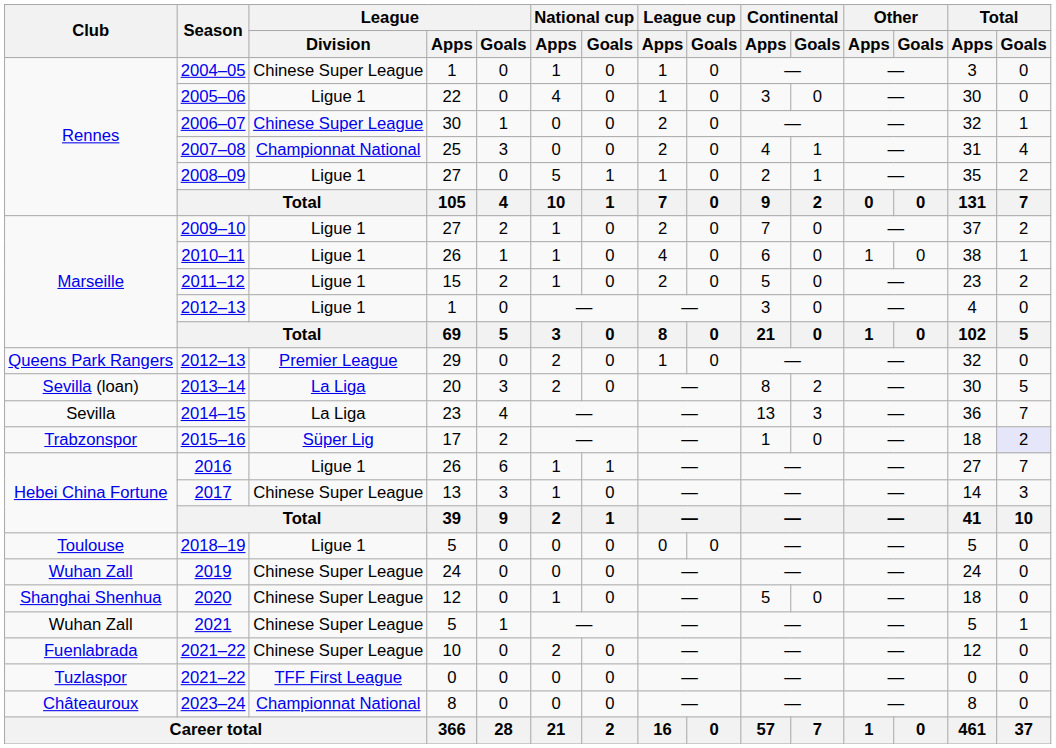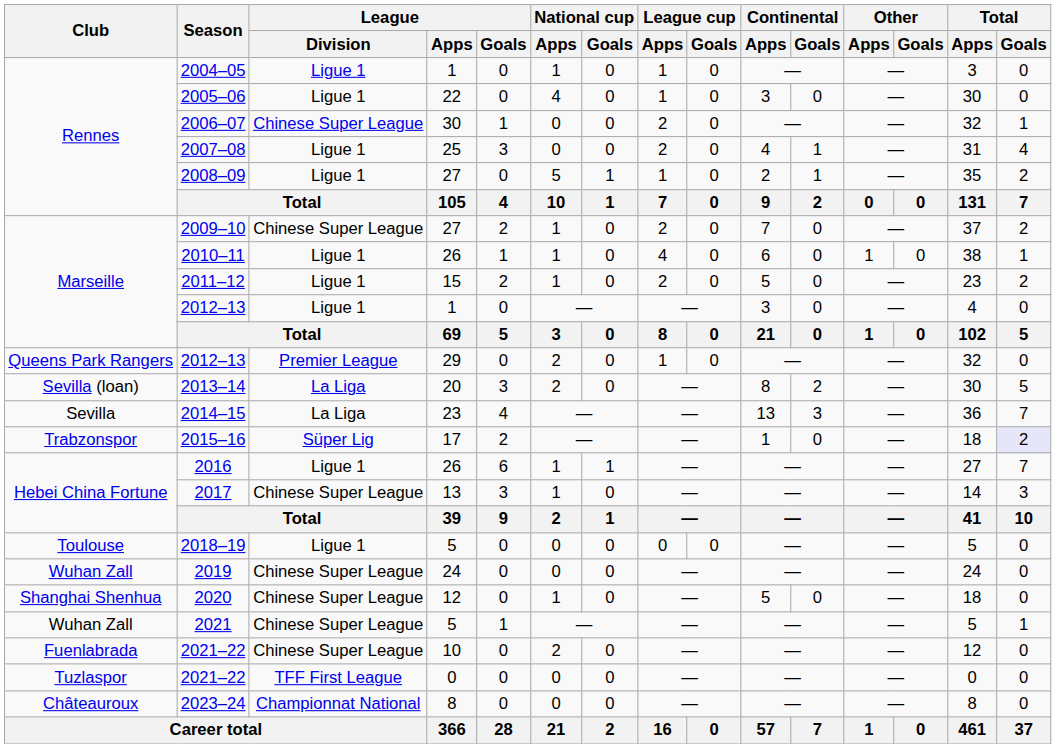(338, 70) Chinese Super League -> (338, 70) Ligue 1
(338, 149) Championnat National -> (338, 149) Ligue 1
(338, 228) Ligue 1 -> (338, 228) Chinese Super League
